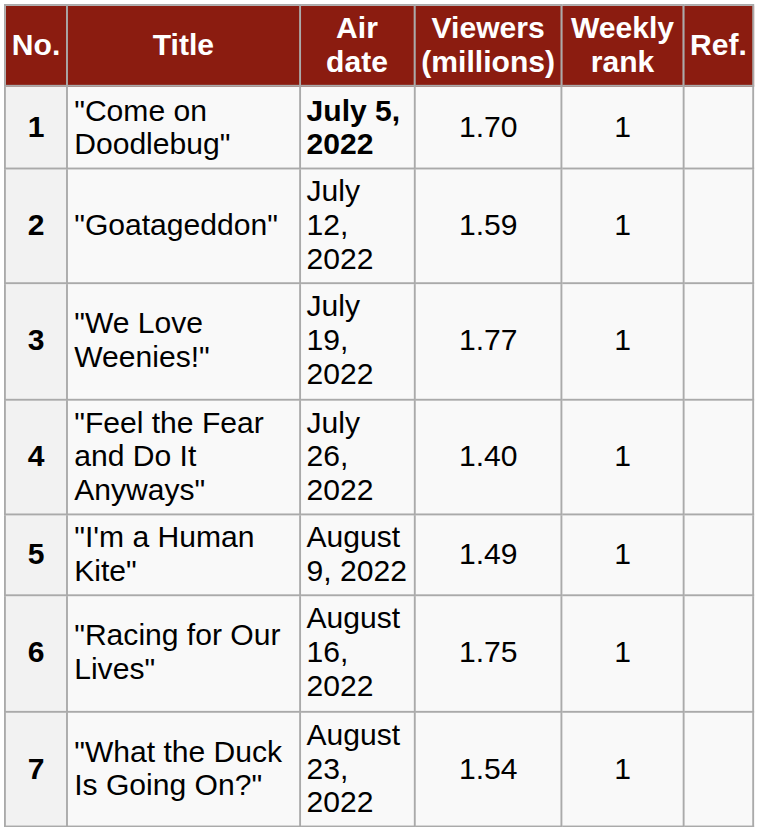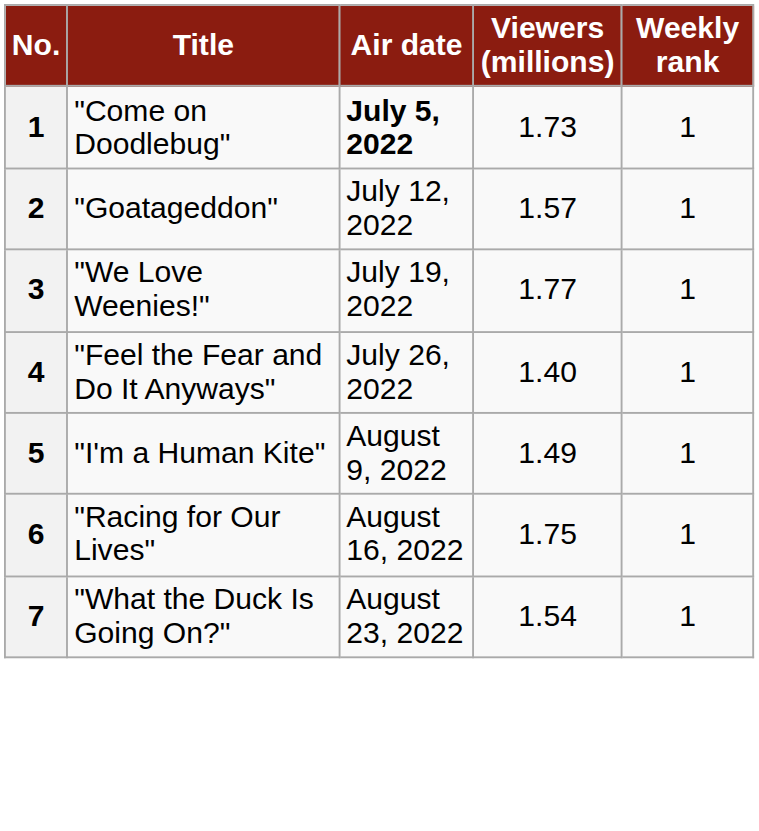- column: (718, 45)
(488, 126) 1.70 -> (548, 126) 1.73
(488, 225) 1.59 -> (548, 208) 1.57
